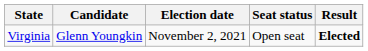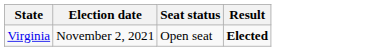- column: (99, 14)
